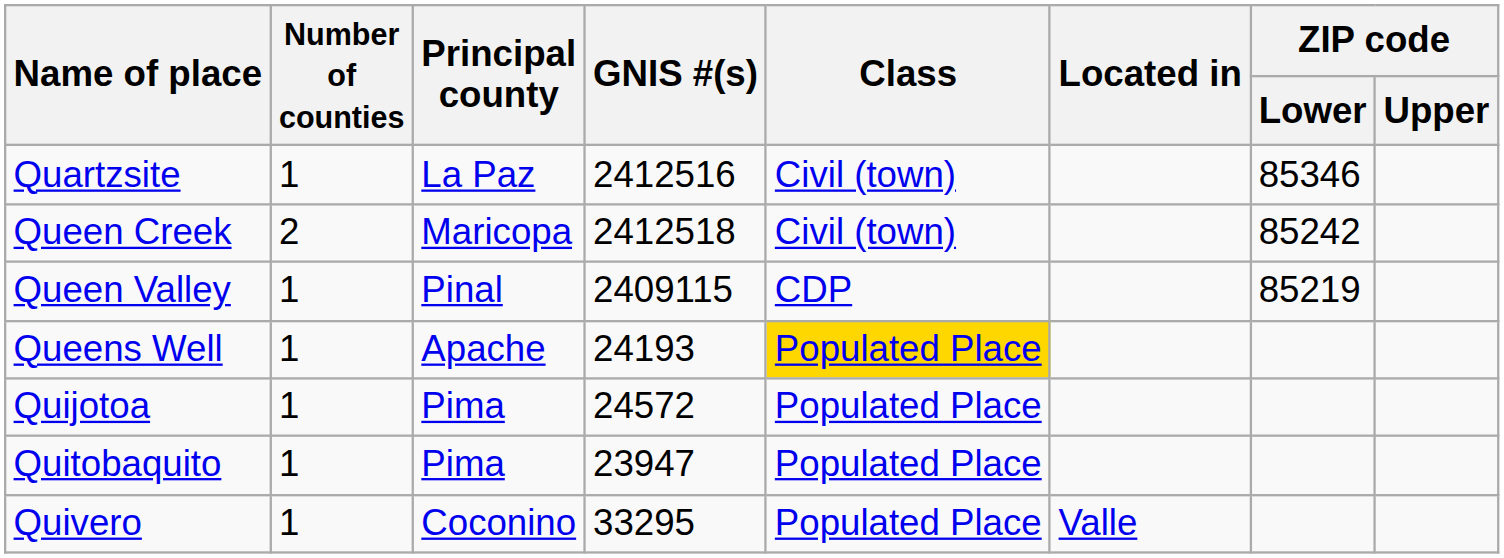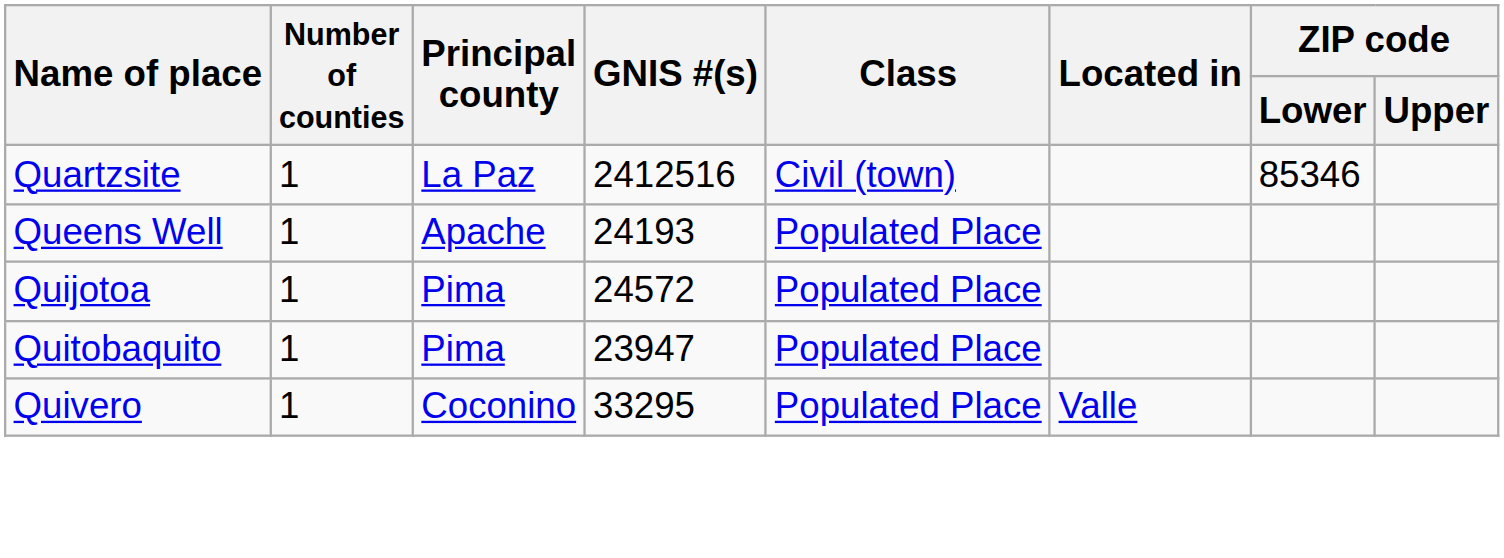- row: (123, 232)
- row: (122, 290)
(908, 348) gold background -> (908, 232) no background
